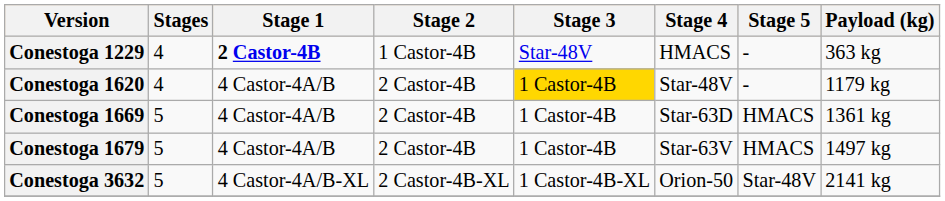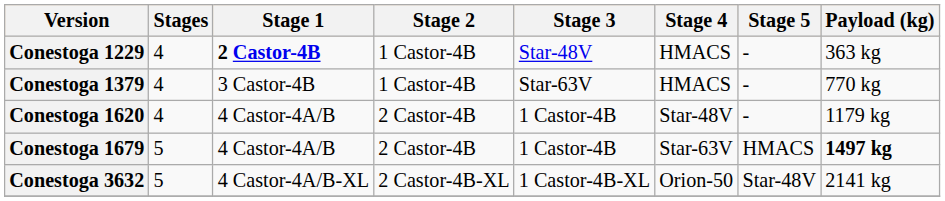+ row: (77, 84)
(568, 84) gold background -> (568, 116) no background
- row: (77, 116)
(858, 148) normal -> (859, 148) bold
